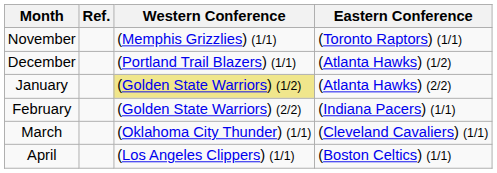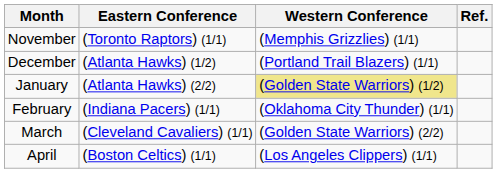columns swapped: (403, 16) <-> (96, 16)
(209, 109) (Golden State Warriors) (2/2) -> (357, 109) (Oklahoma City Thunder) (1/1)
(214, 132) (Oklahoma City Thunder) (1/1) -> (351, 132) (Golden State Warriors) (2/2)
